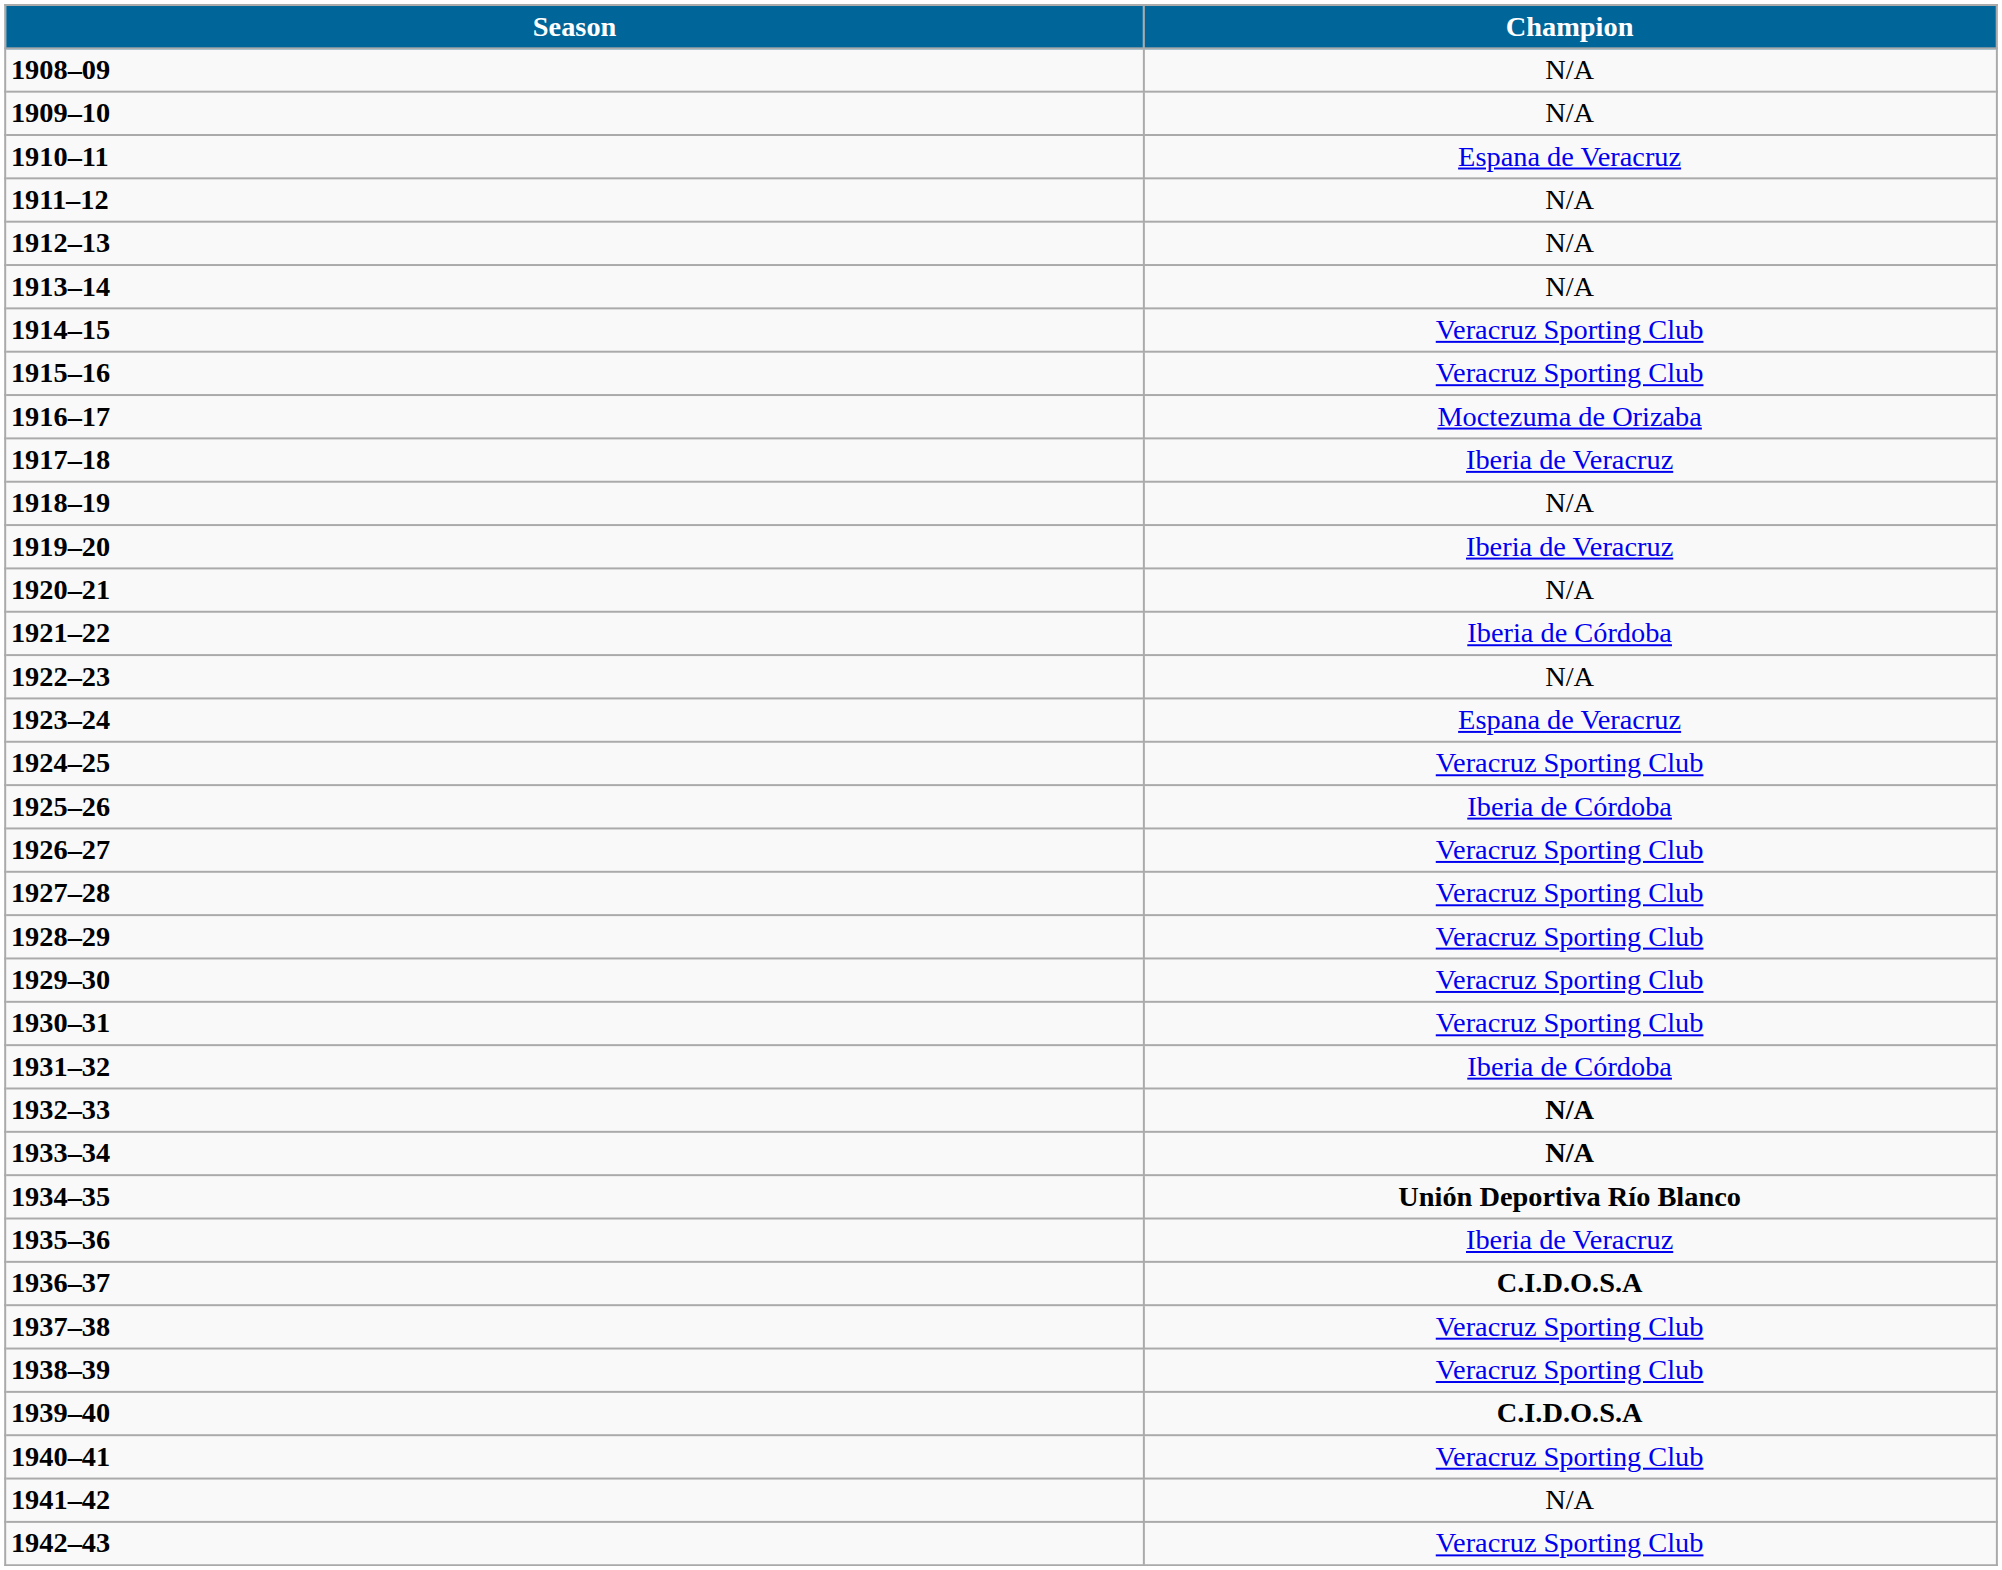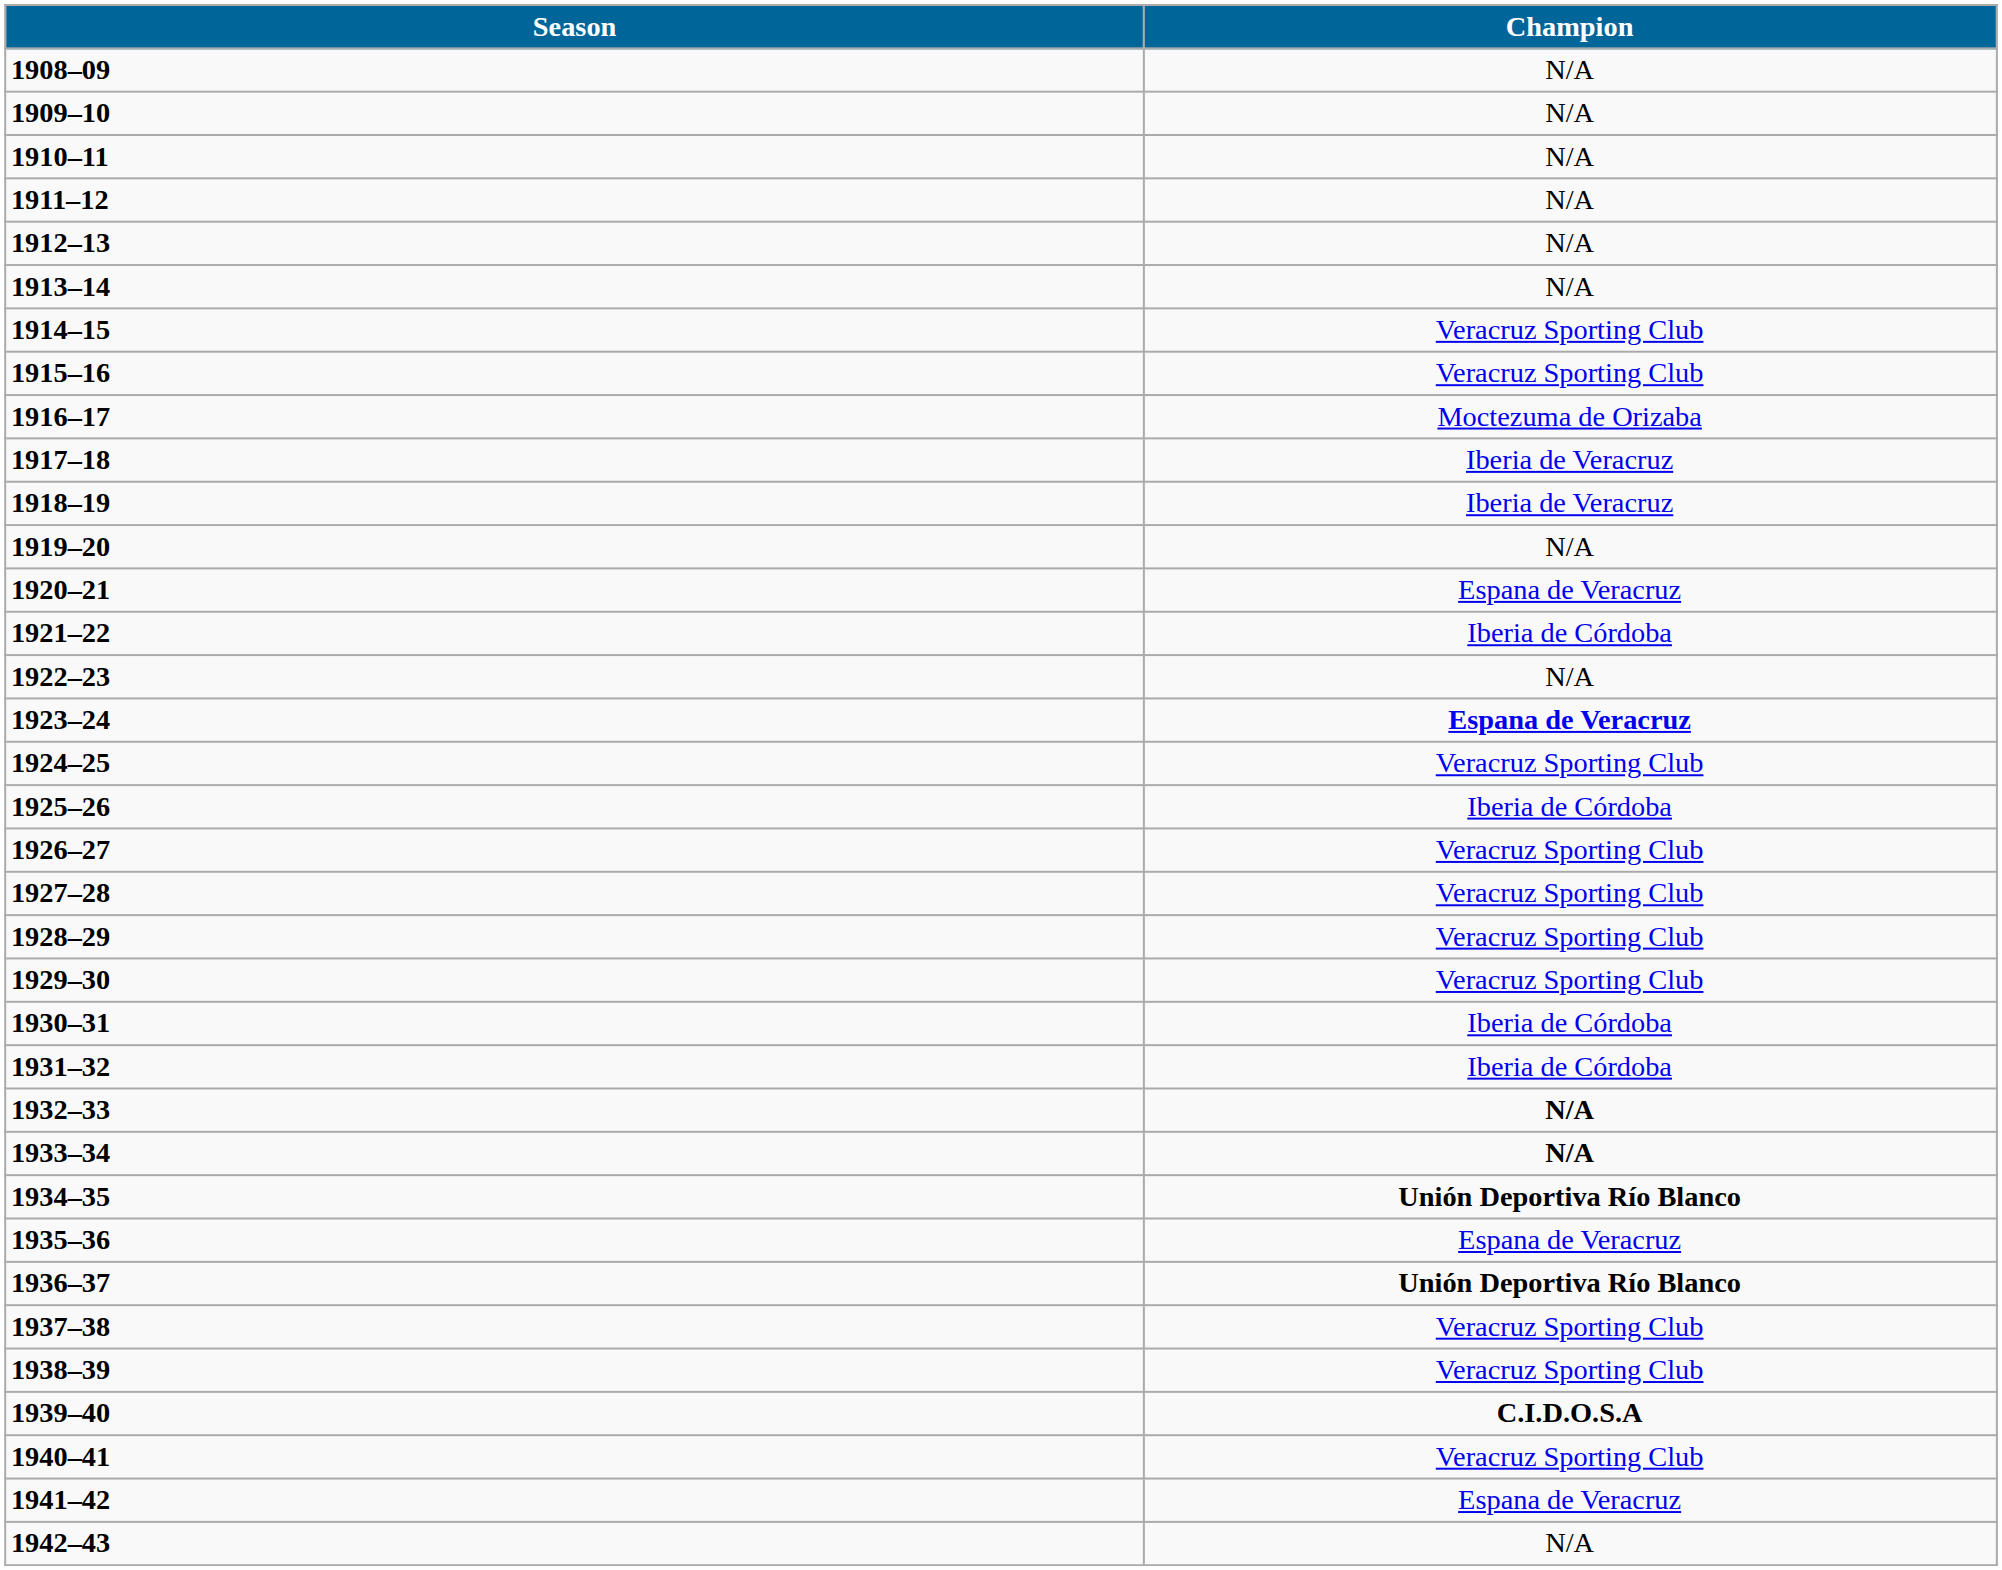(1570, 156) Espana de Veracruz -> (1570, 156) N/A
(1570, 502) N/A -> (1570, 502) Iberia de Veracruz
(1570, 546) Iberia de Veracruz -> (1570, 546) N/A
(1570, 589) N/A -> (1570, 589) Espana de Veracruz
(1570, 719) normal -> (1570, 719) bold
(1570, 1022) Veracruz Sporting Club -> (1570, 1022) Iberia de Córdoba
(1570, 1239) Iberia de Veracruz -> (1570, 1239) Espana de Veracruz
(1570, 1283) C.I.D.O.S.A -> (1570, 1283) Unión Deportiva Río Blanco
(1570, 1499) N/A -> (1570, 1499) Espana de Veracruz
(1570, 1543) Veracruz Sporting Club -> (1570, 1543) N/A
